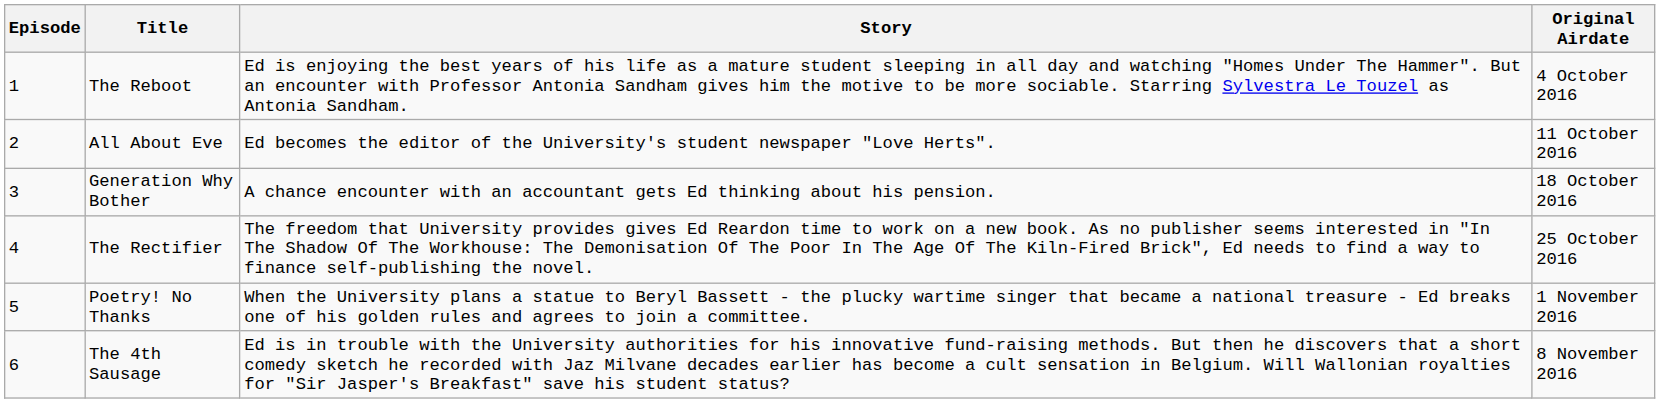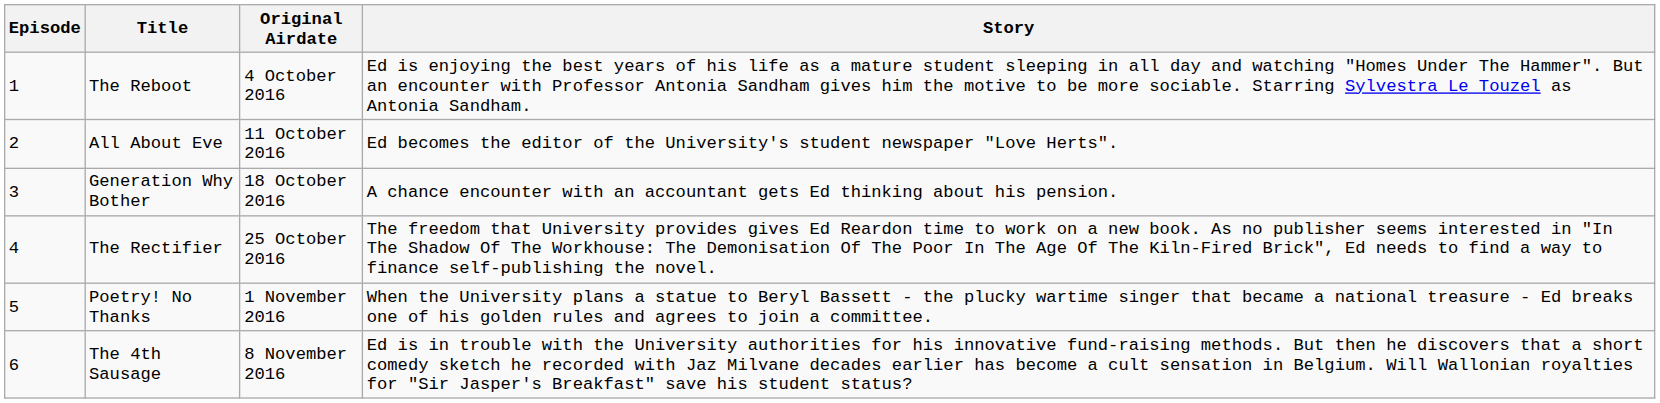columns swapped: (1593, 29) <-> (886, 29)
